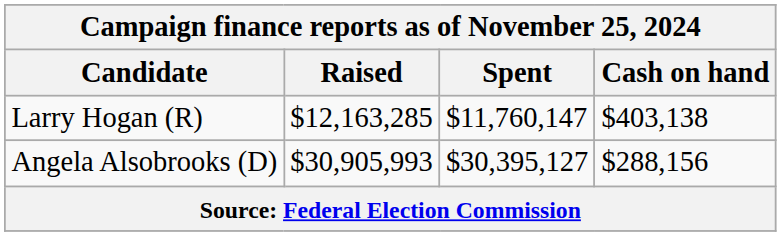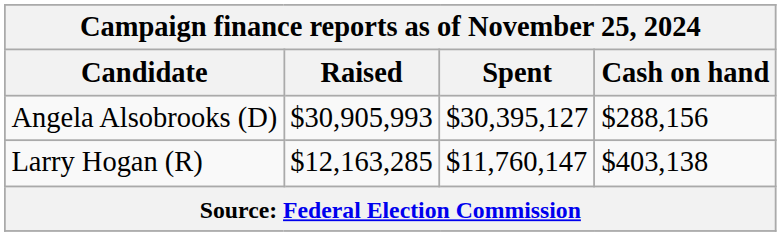rows swapped: (144, 162) <-> (107, 117)
